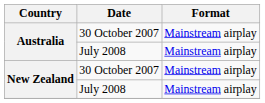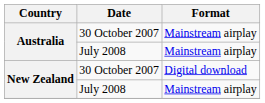(211, 70) Mainstream airplay -> (206, 70) Digital download
